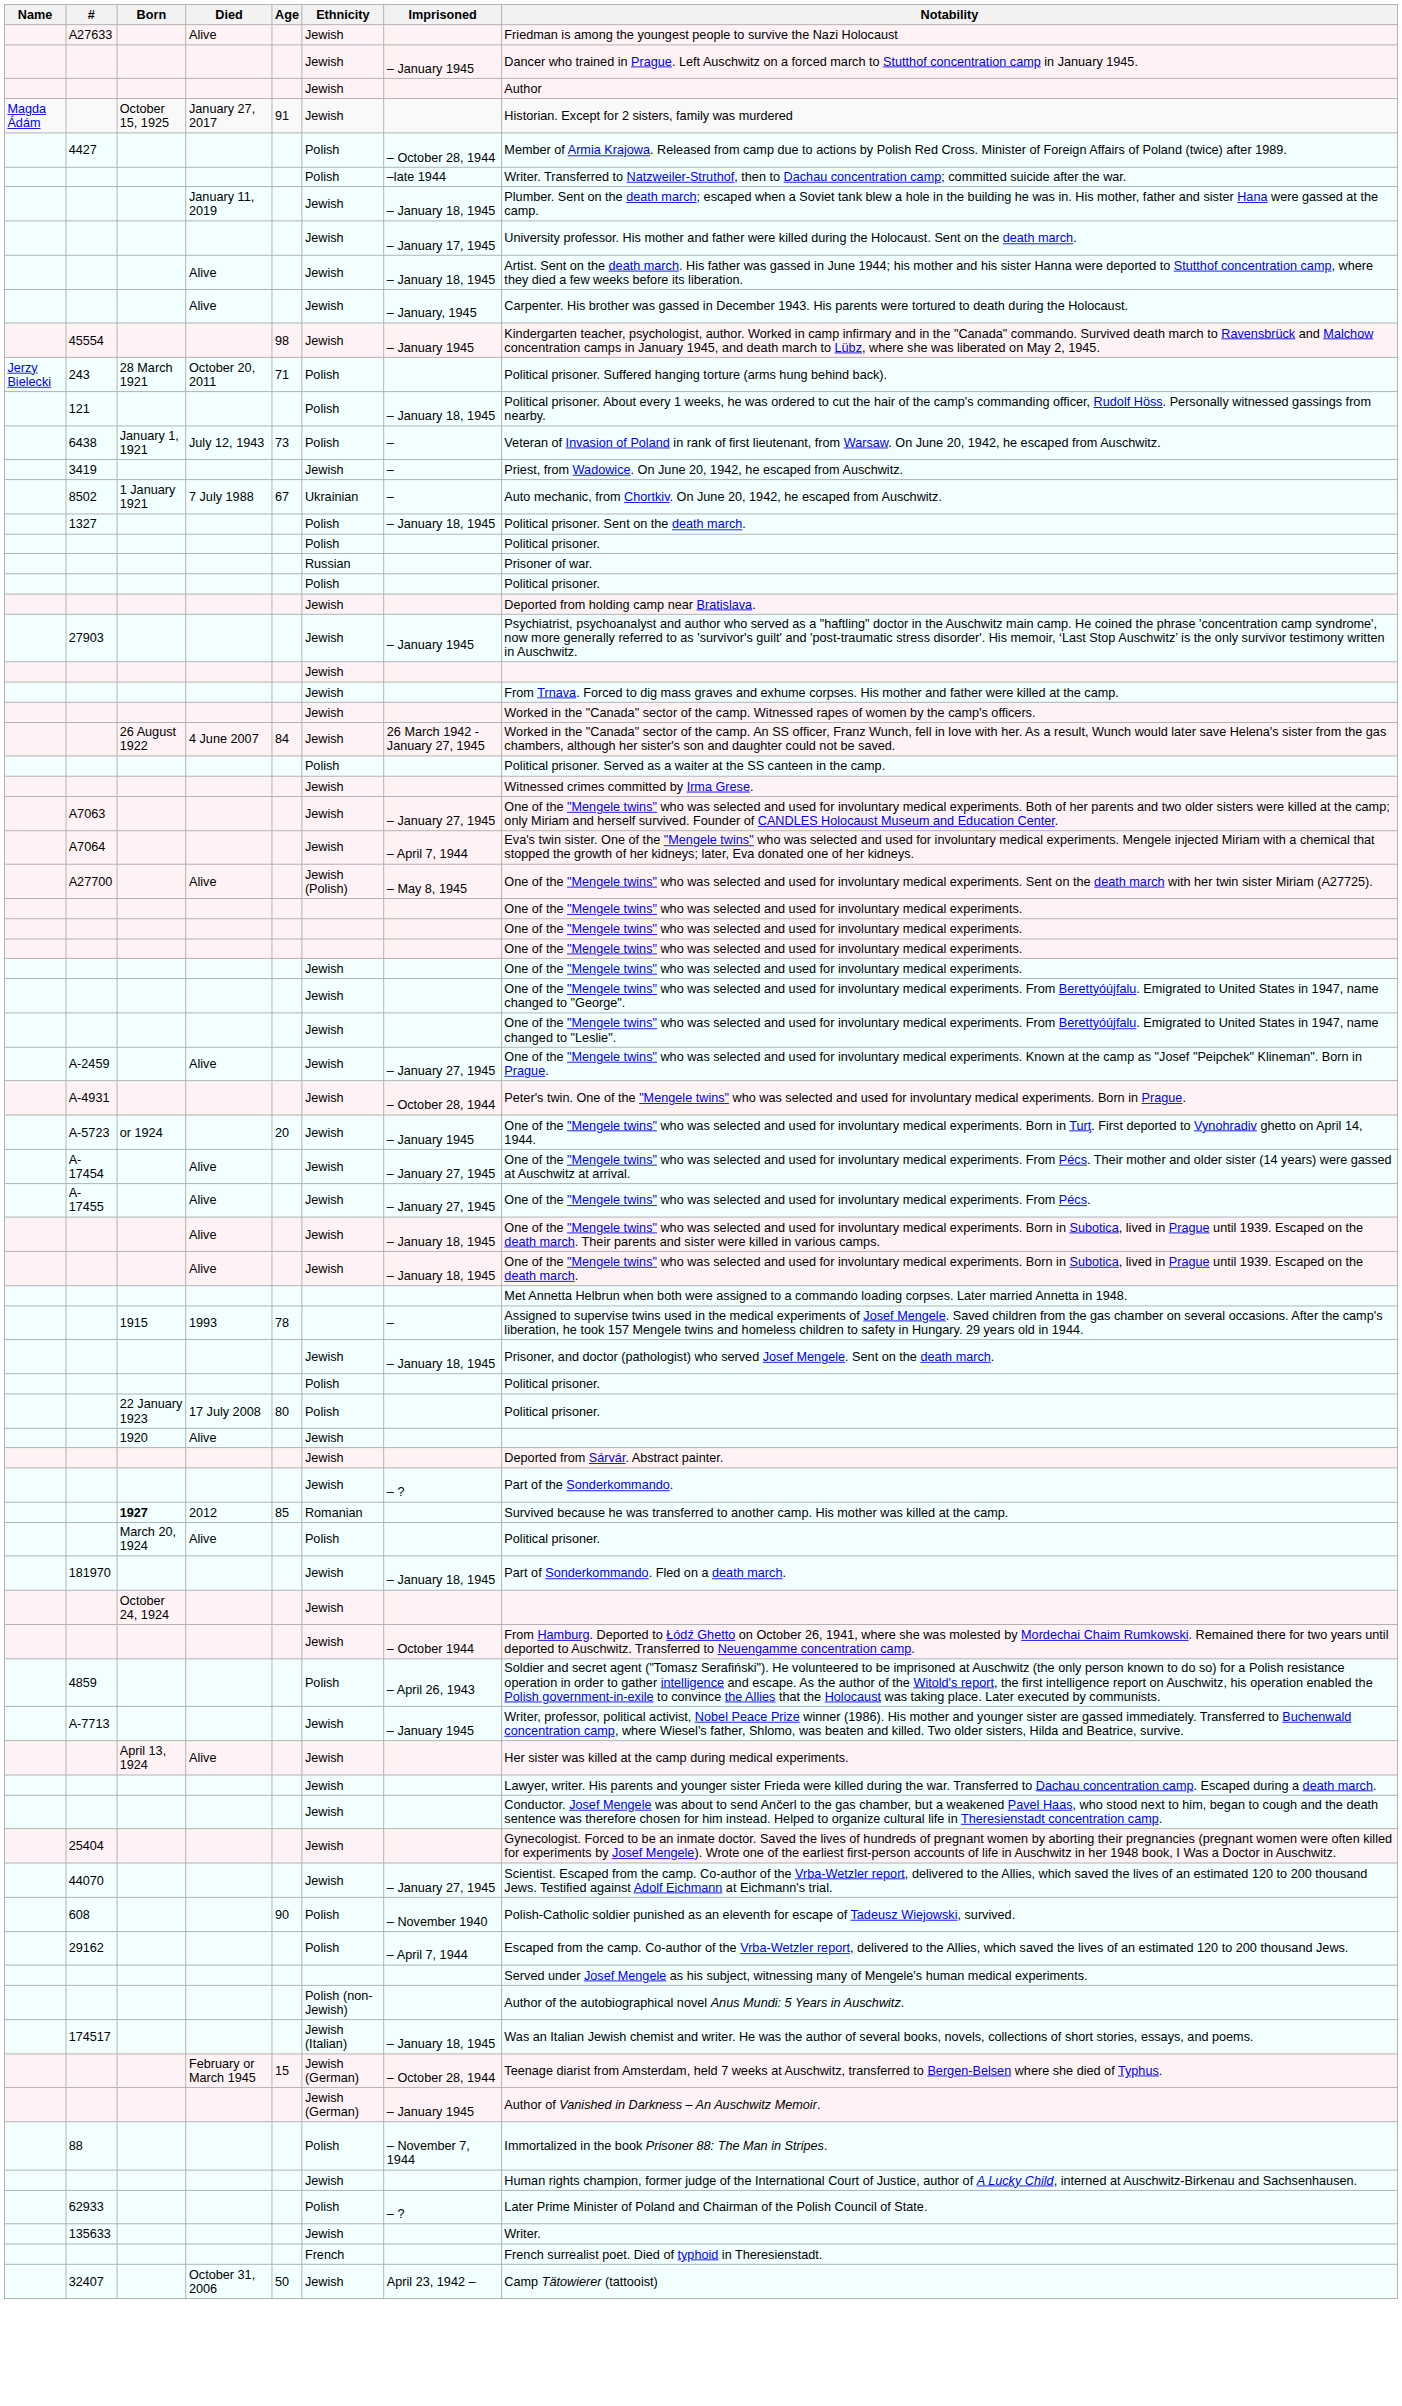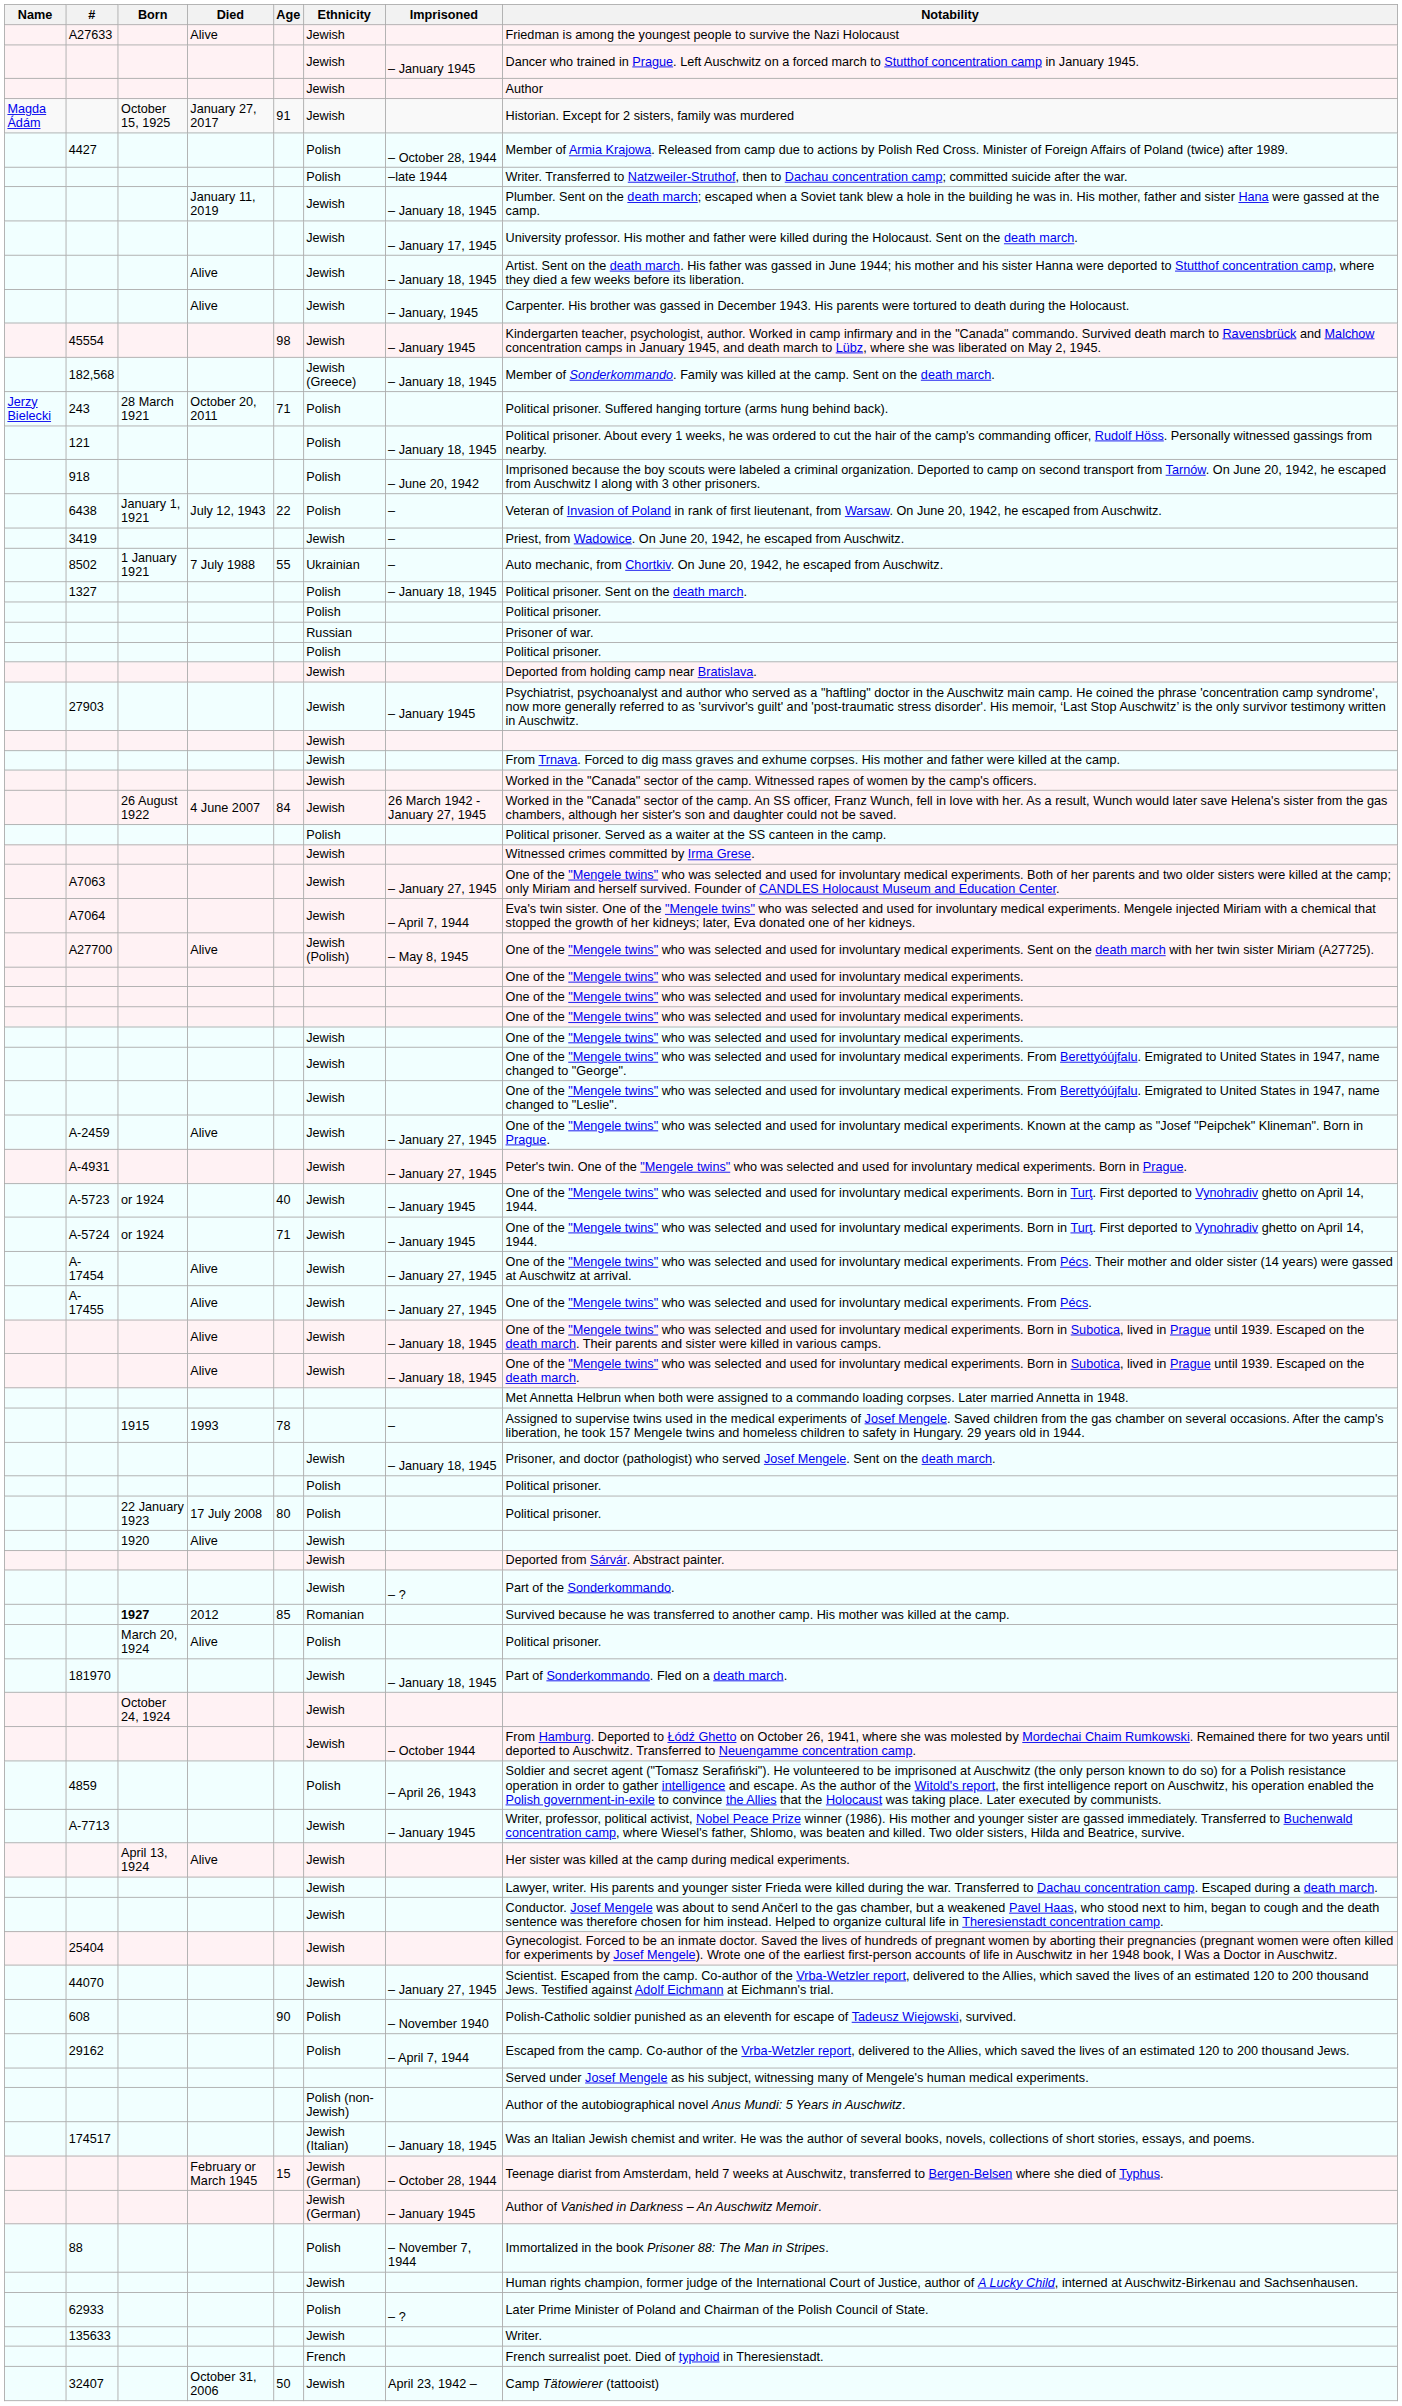+ row: (92, 375)
+ row: (79, 477)
(282, 443) 73 -> (283, 511) 22
(282, 497) 67 -> (283, 565) 55
(441, 1105) – October 28, 1944 -> (442, 1174) – January 27, 1945
(282, 1132) 20 -> (283, 1201) 40
+ row: (89, 1235)
